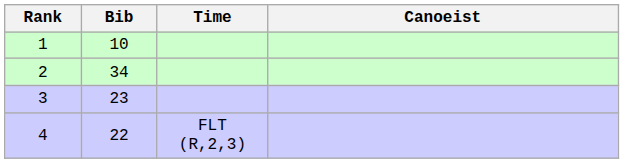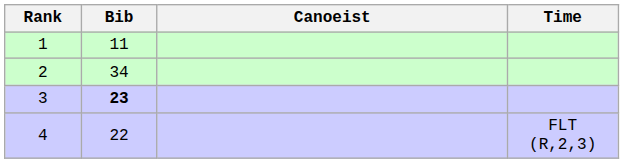columns swapped: (443, 18) <-> (212, 18)
(119, 45) 10 -> (119, 45) 11
(119, 99) normal -> (119, 99) bold
